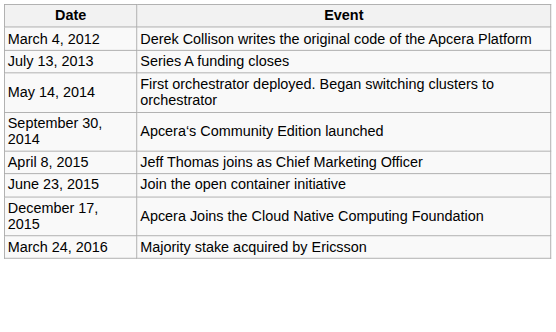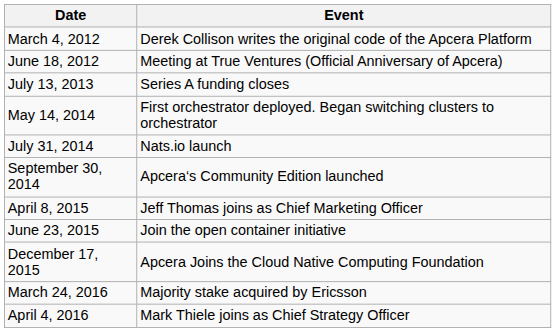+ row: (53, 61)
+ row: (51, 146)
+ row: (48, 315)
